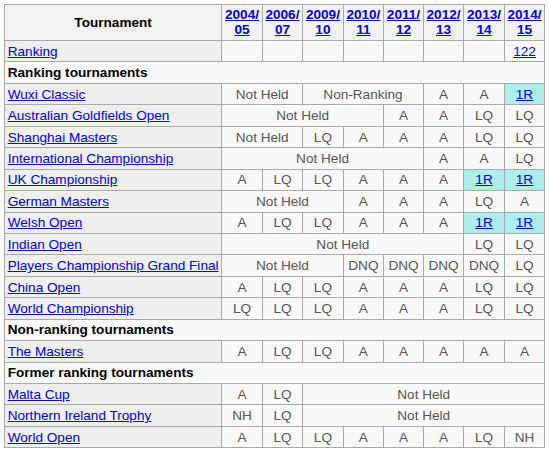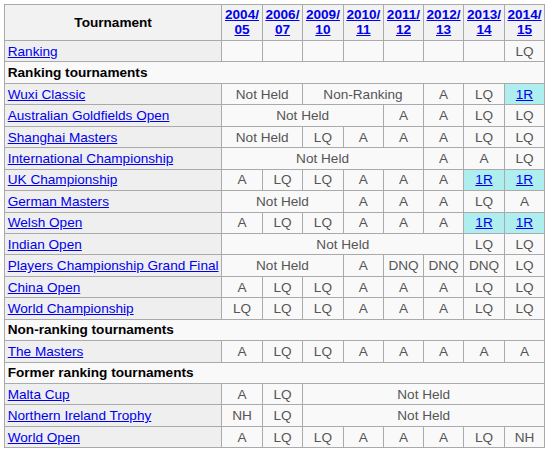(525, 51) 122 -> (525, 51) LQ
(484, 94) A -> (484, 94) LQ
(363, 266) DNQ -> (363, 266) A
